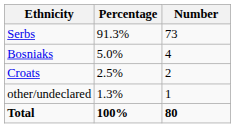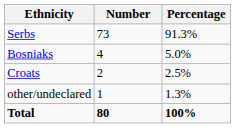columns swapped: (196, 14) <-> (128, 14)
